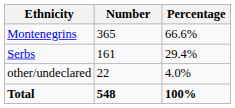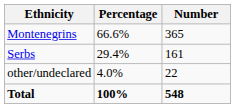columns swapped: (128, 14) <-> (196, 14)
